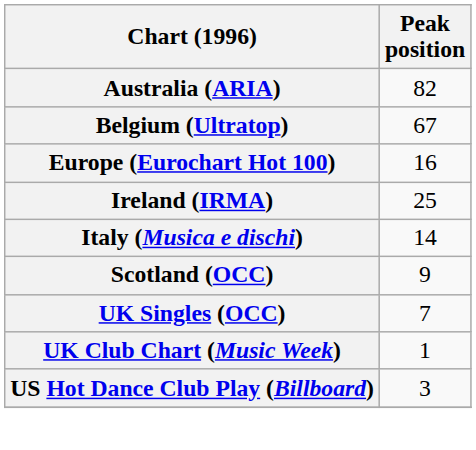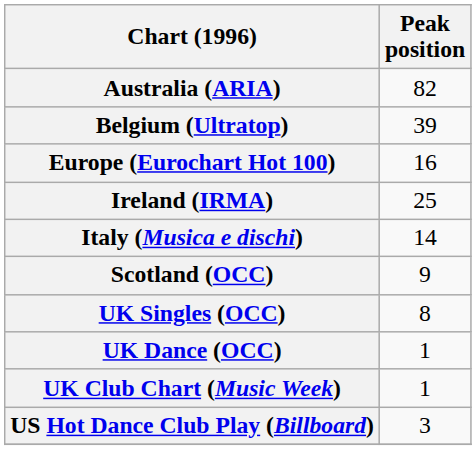(425, 125) 67 -> (425, 125) 39
(425, 312) 7 -> (425, 312) 8
+ row: (192, 350)
